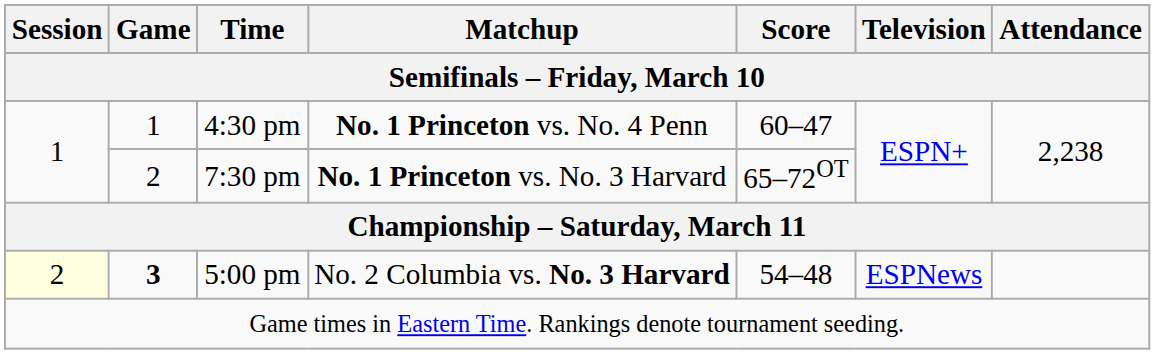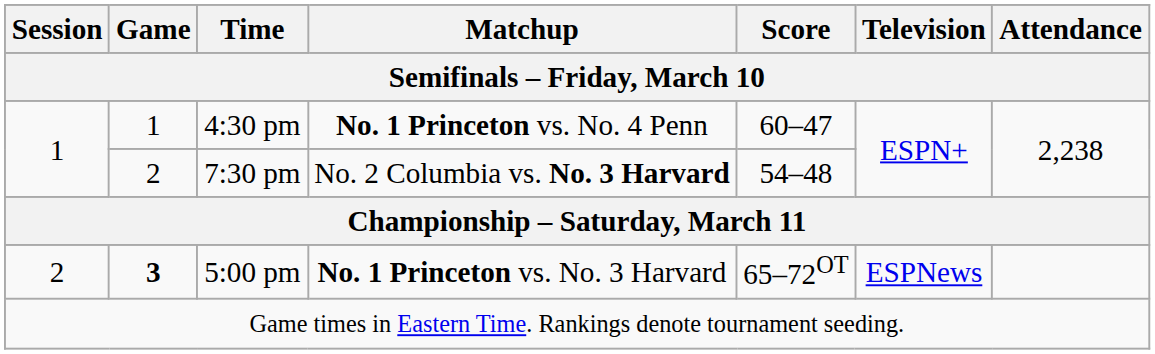(522, 176) No. 1 Princeton vs. No. 3 Harvard -> (522, 173) No. 2 Columbia vs. No. 3 Harvard
(796, 176) 65–72OT -> (796, 173) 54–48
(57, 275) lightyellow background -> (57, 272) no background
(522, 275) No. 2 Columbia vs. No. 3 Harvard -> (522, 272) No. 1 Princeton vs. No. 3 Harvard
(796, 275) 54–48 -> (796, 272) 65–72OT
